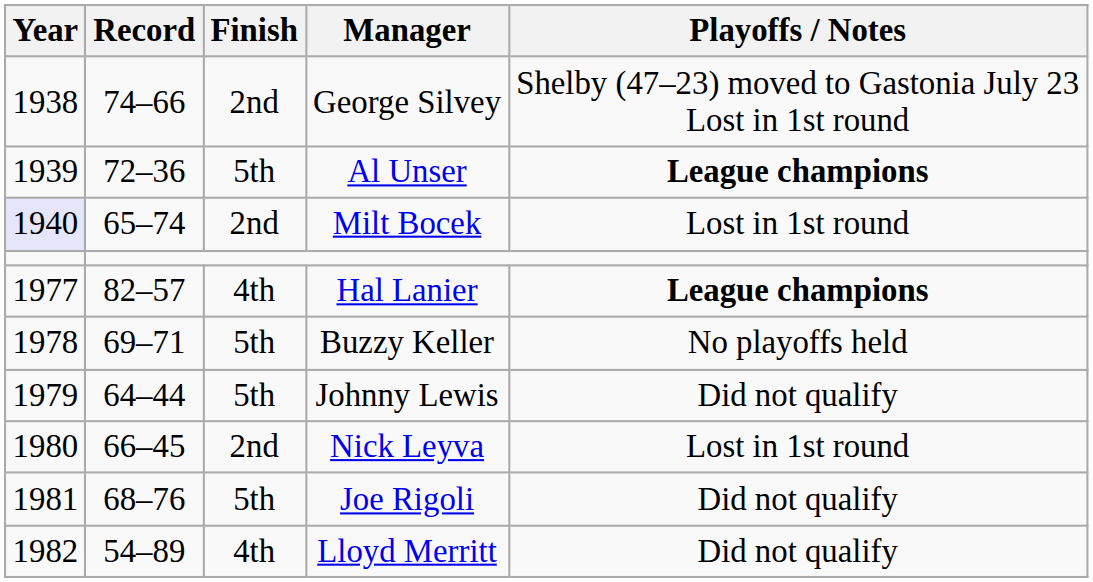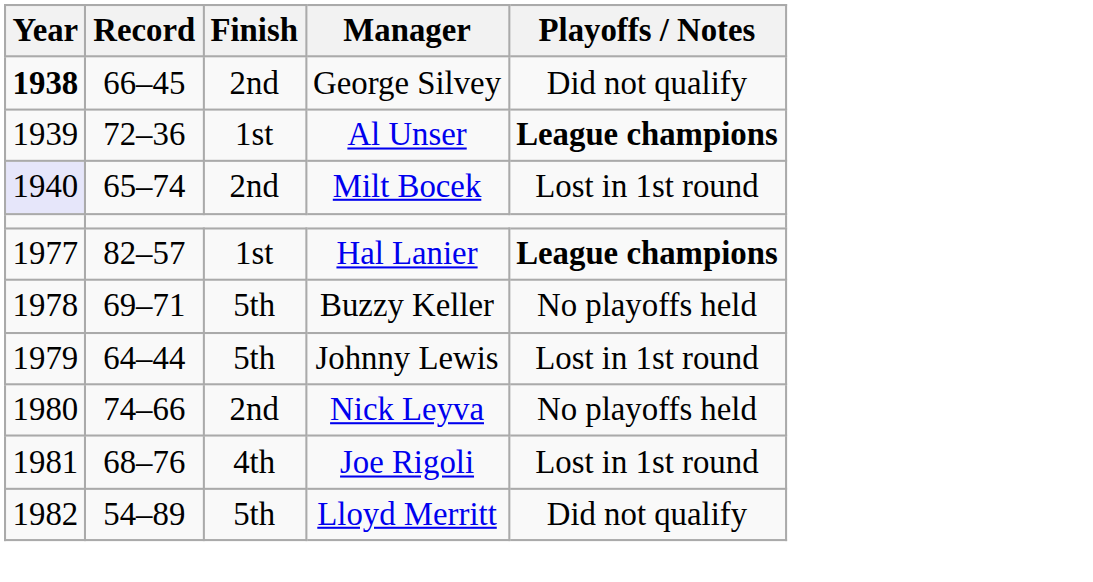(45, 100) normal -> (45, 82) bold
(144, 100) 74–66 -> (144, 82) 66–45
(798, 100) Shelby (47–23) moved to Gastonia July 23 Lost in 1st round -> (647, 82) Did not qualify
(254, 171) 5th -> (254, 134) 1st
(254, 290) 4th -> (254, 253) 1st
(798, 394) Did not qualify -> (647, 357) Lost in 1st round
(144, 446) 66–45 -> (144, 409) 74–66
(798, 446) Lost in 1st round -> (647, 409) No playoffs held
(254, 498) 5th -> (254, 461) 4th
(798, 498) Did not qualify -> (647, 461) Lost in 1st round
(254, 550) 4th -> (254, 513) 5th
